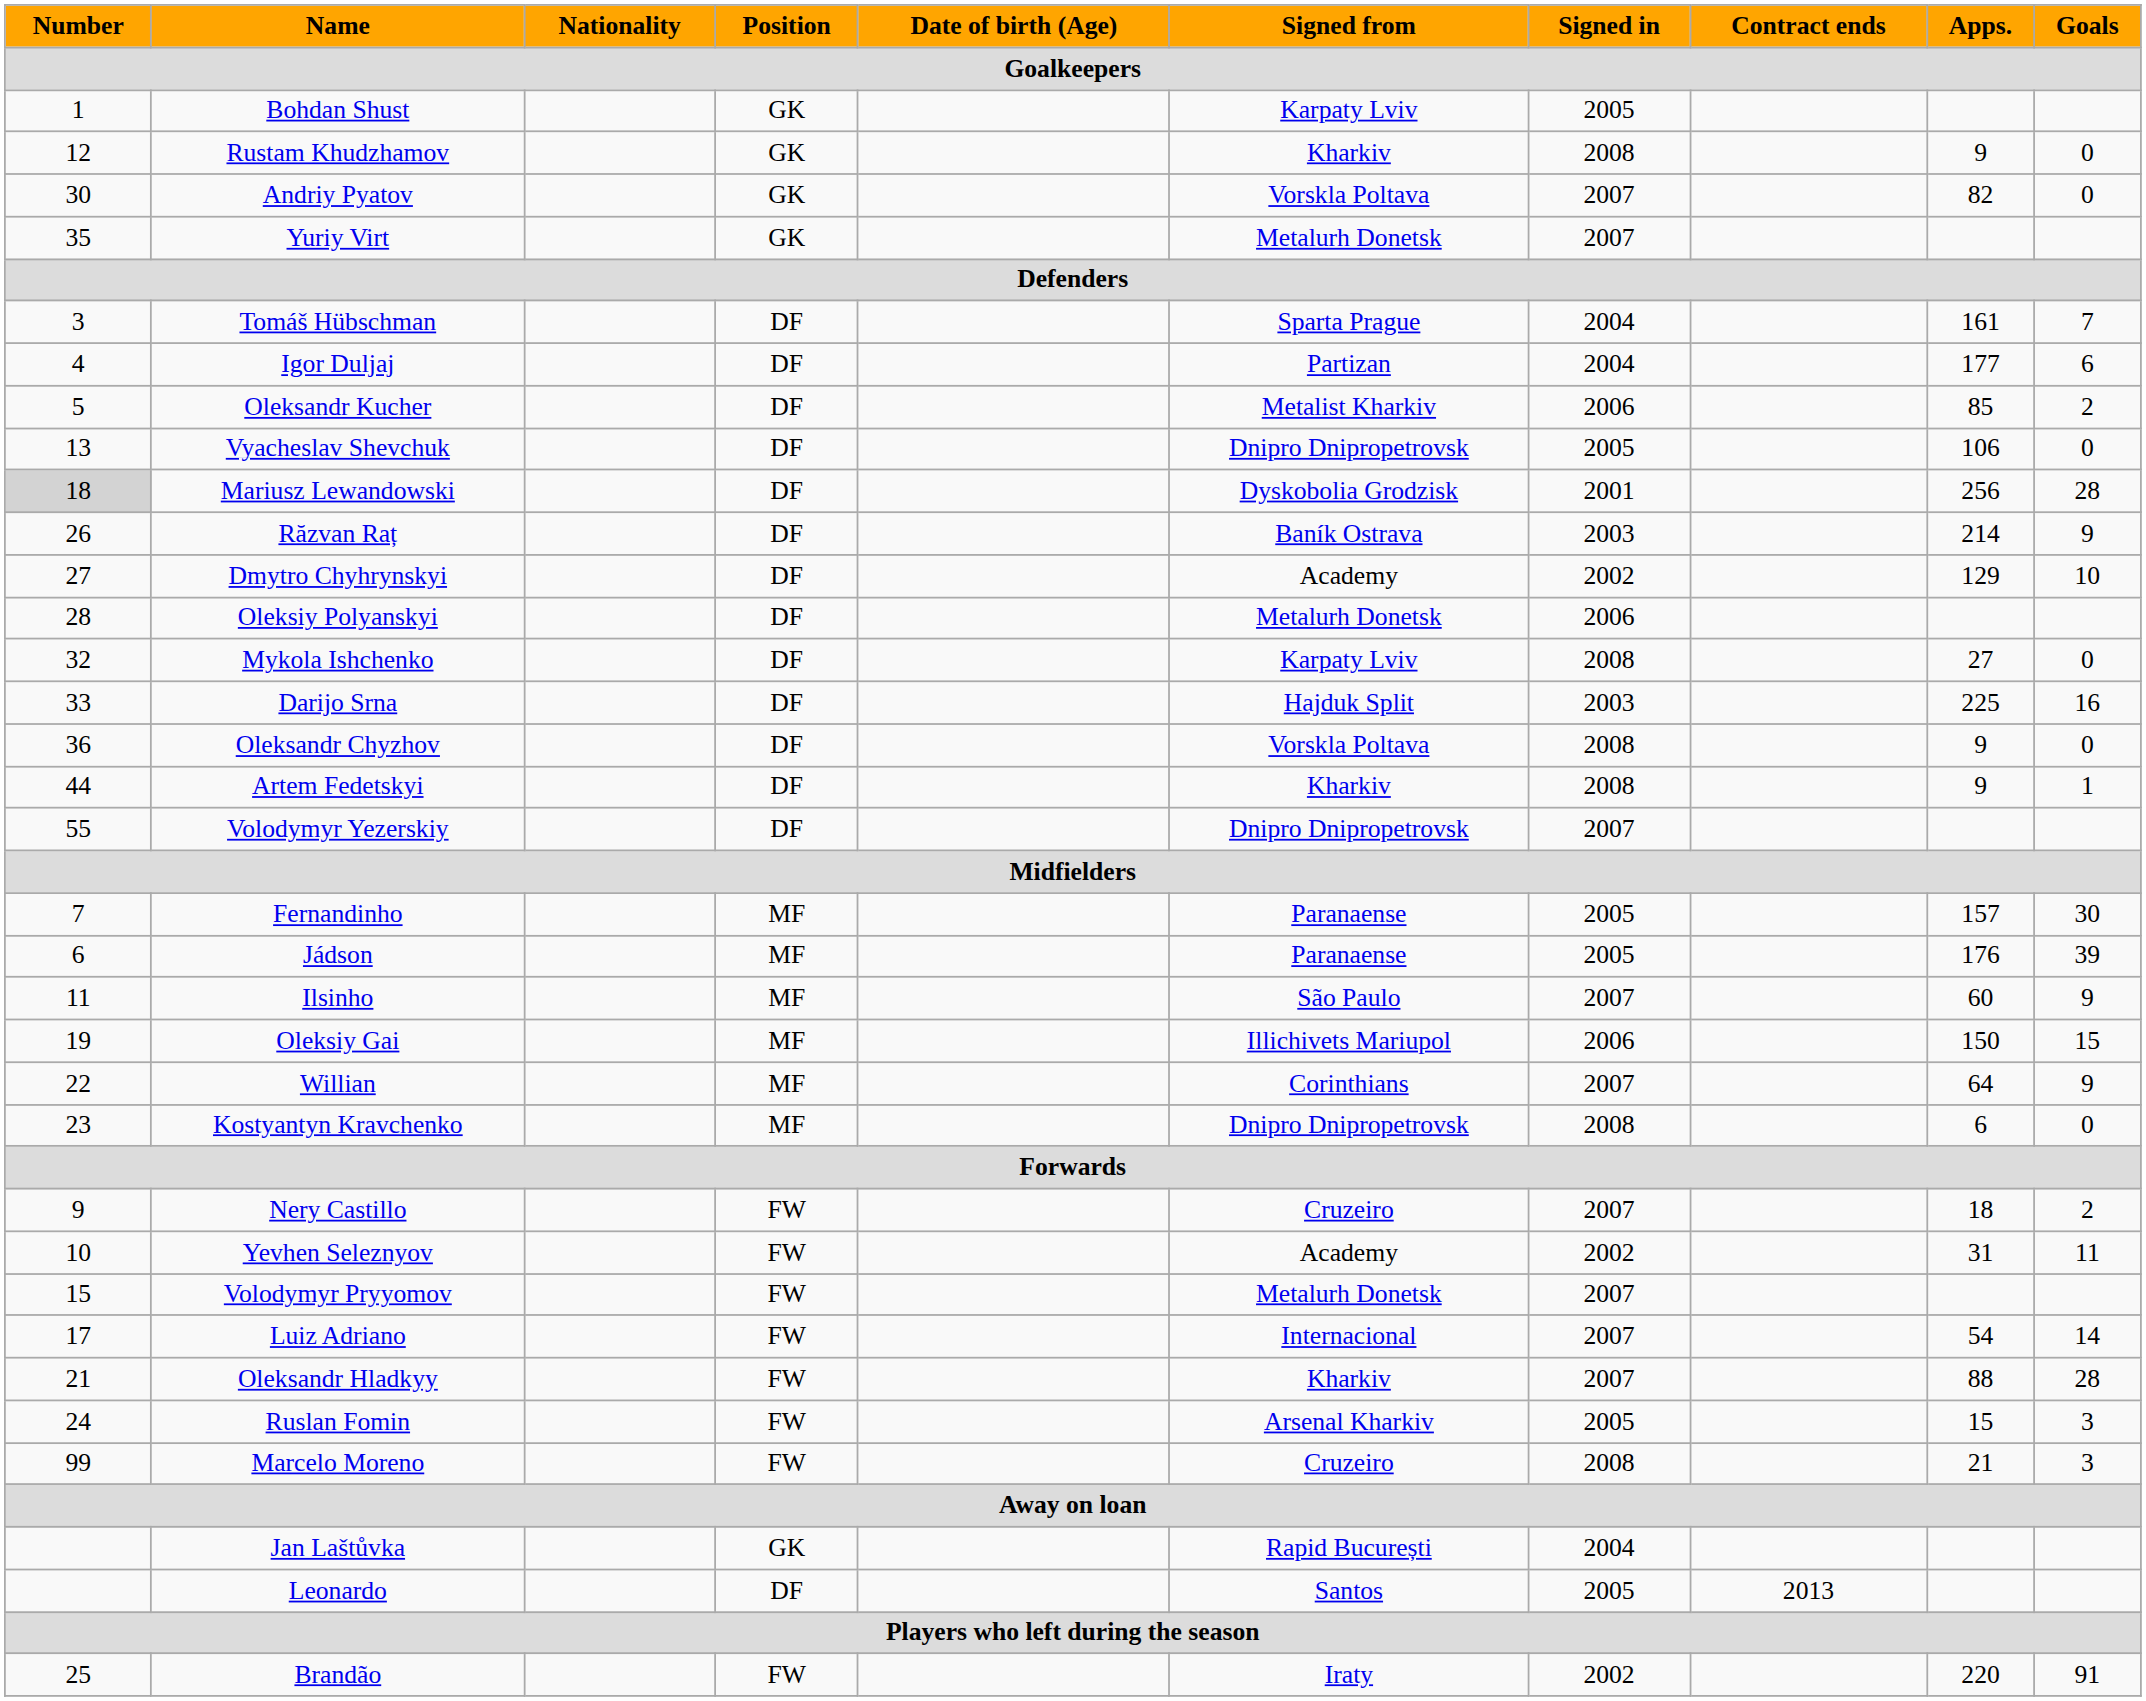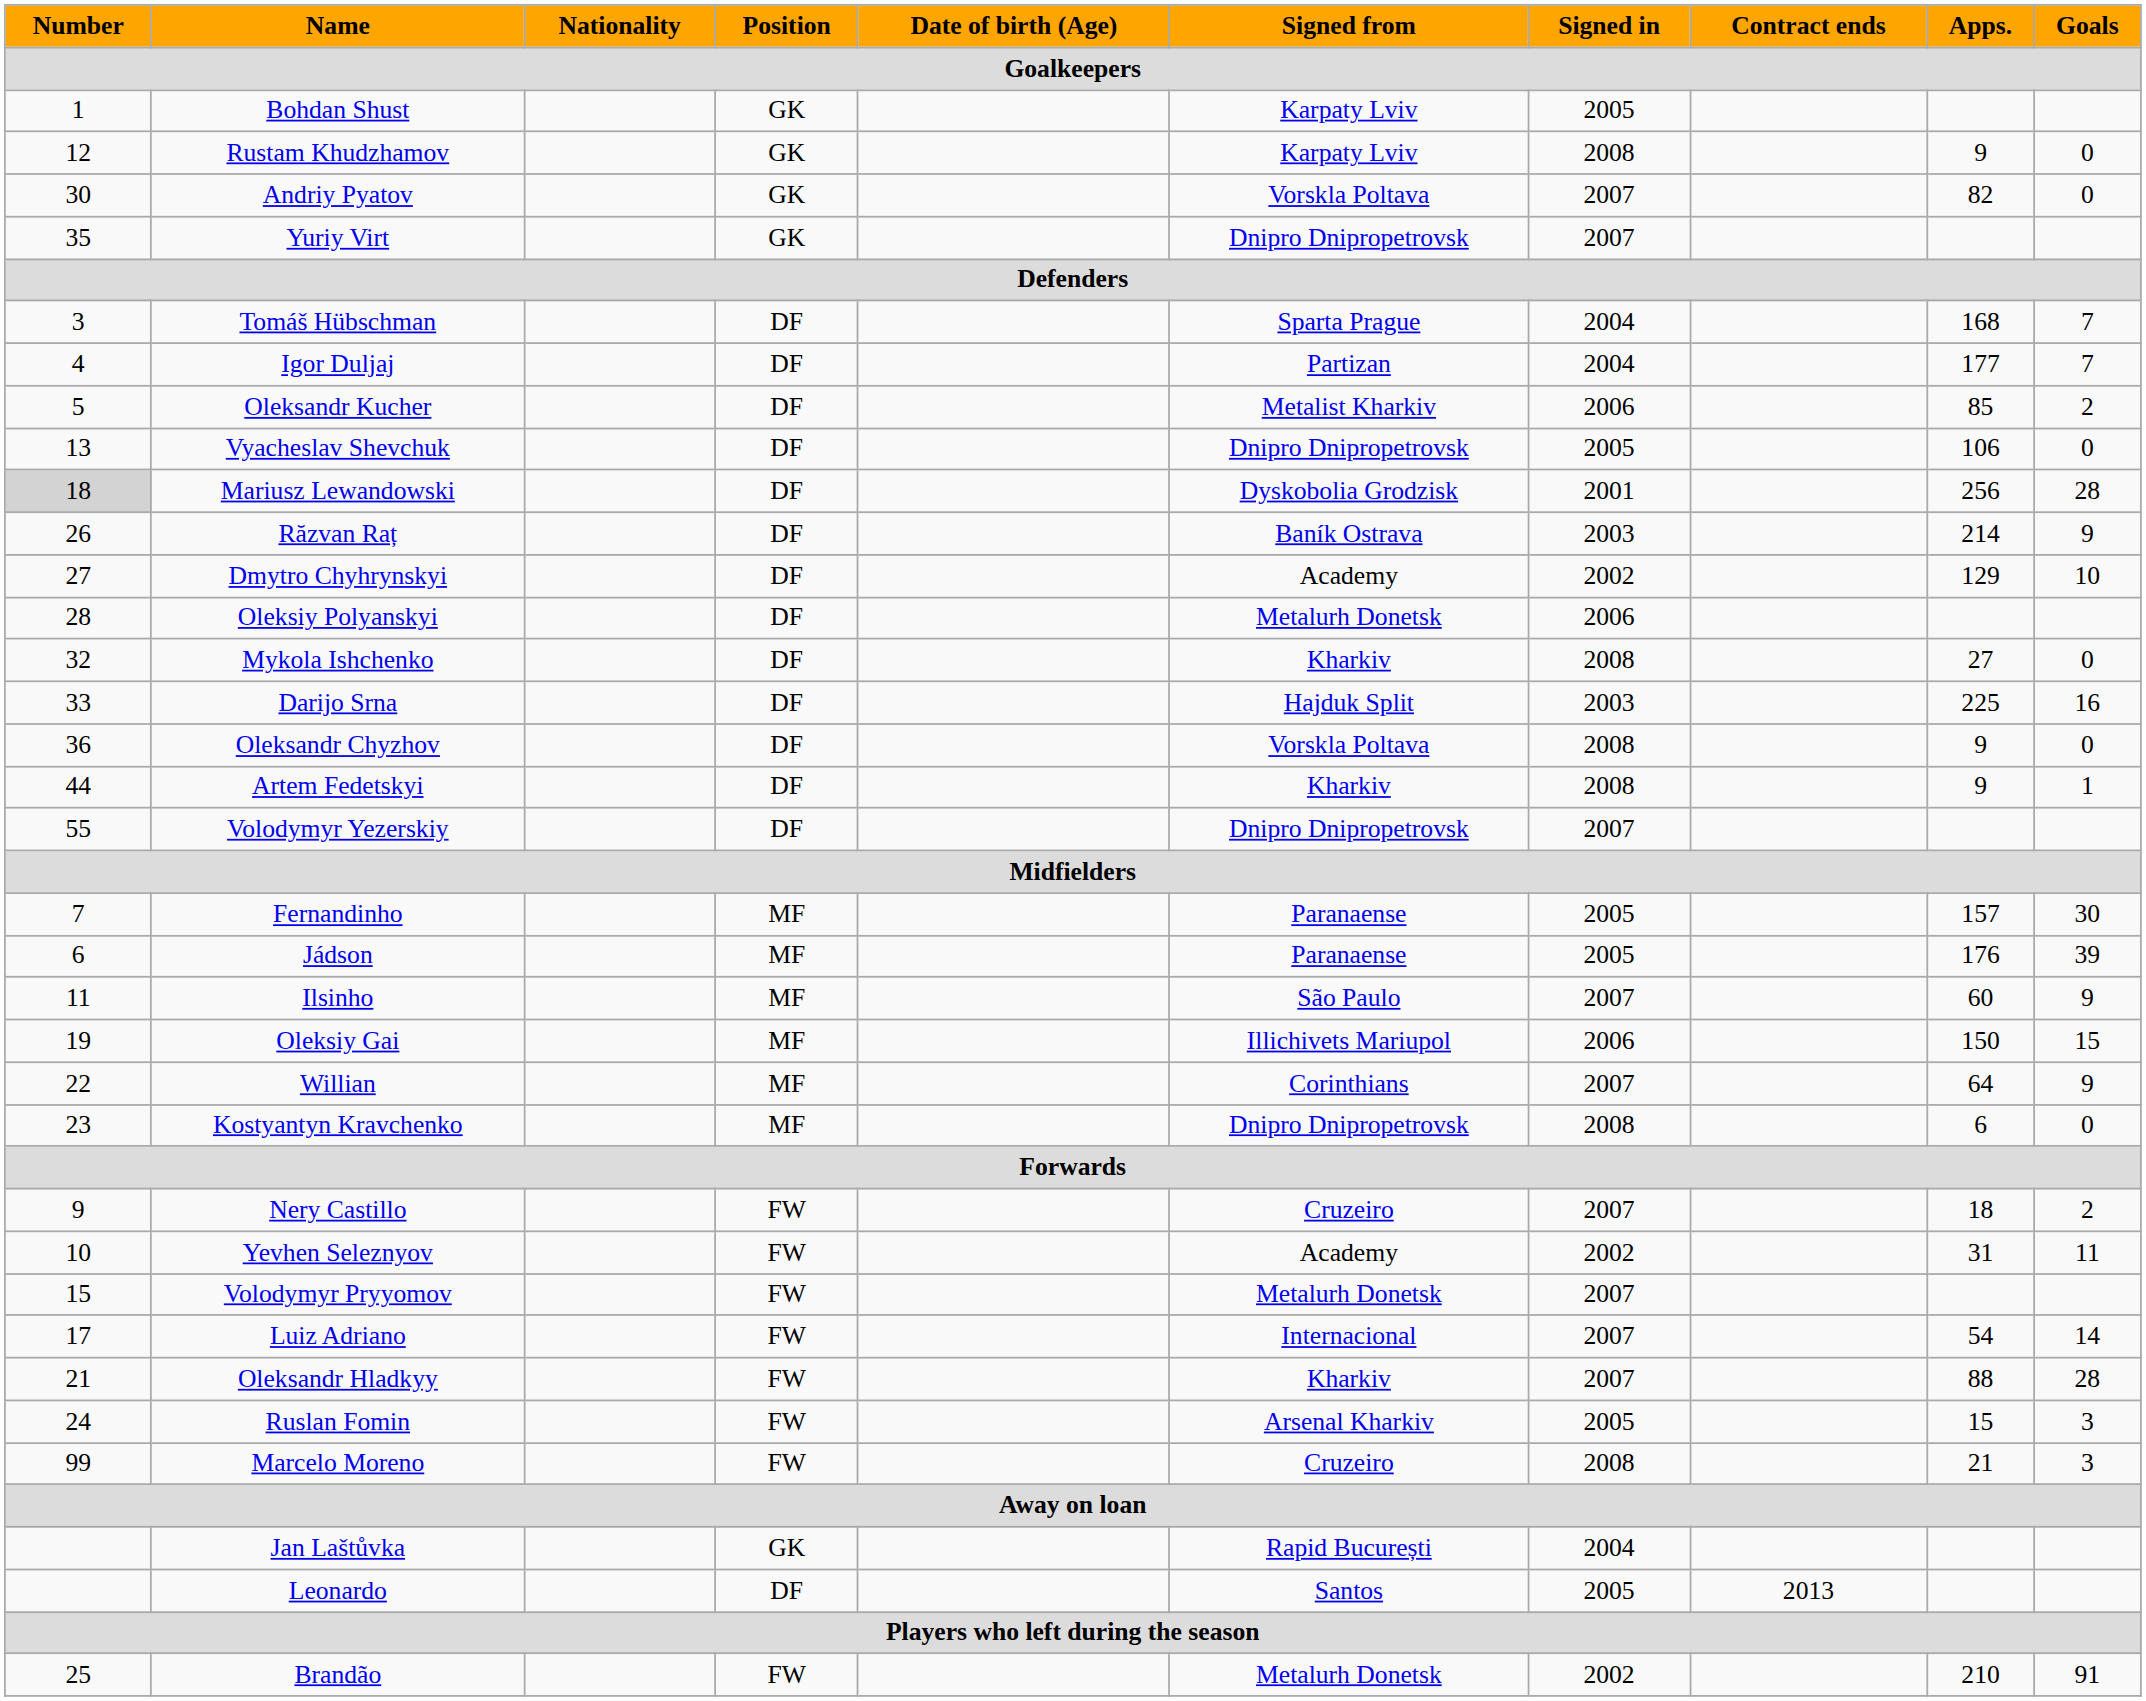(1349, 152) Kharkiv -> (1349, 152) Karpaty Lviv
(1349, 237) Metalurh Donetsk -> (1349, 237) Dnipro Dnipropetrovsk
(1981, 321) 161 -> (1981, 321) 168
(2087, 364) 6 -> (2087, 364) 7
(1349, 660) Karpaty Lviv -> (1349, 660) Kharkiv
(1349, 1674) Iraty -> (1349, 1674) Metalurh Donetsk
(1981, 1674) 220 -> (1981, 1674) 210
